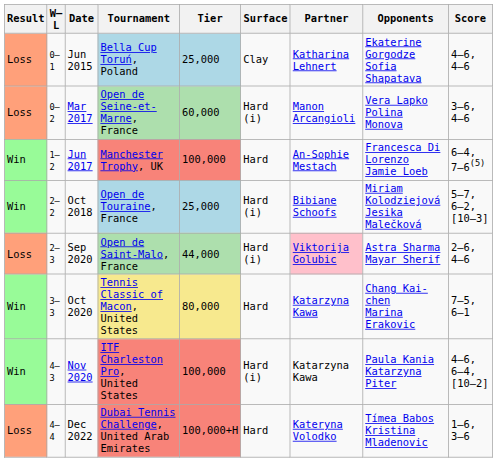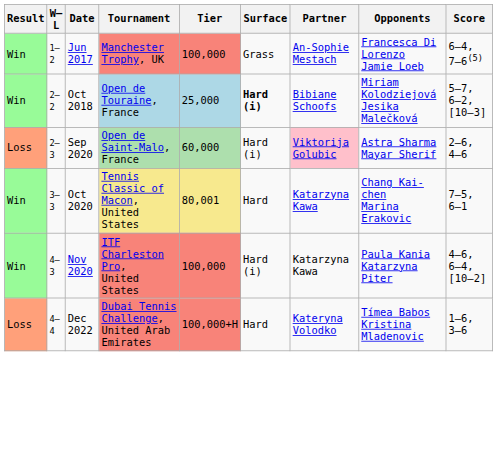- row: (80, 60)
- row: (80, 113)
(256, 160) Hard -> (259, 54) Grass
(256, 207) normal -> (256, 101) bold
(201, 254) 44,000 -> (200, 148) 60,000
(201, 307) 80,000 -> (200, 201) 80,001
